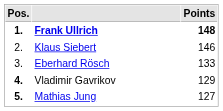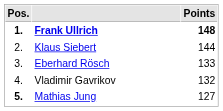(207, 47) 146 -> (207, 47) 144
(19, 80) bold -> (19, 80) normal
(207, 80) 129 -> (207, 80) 132
